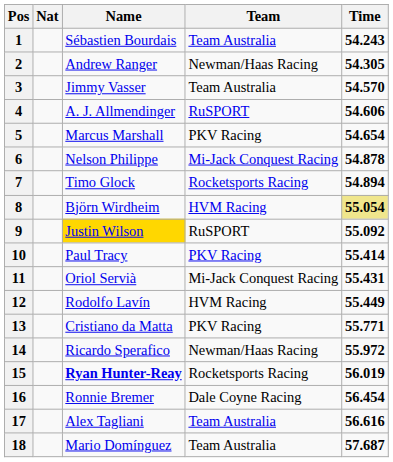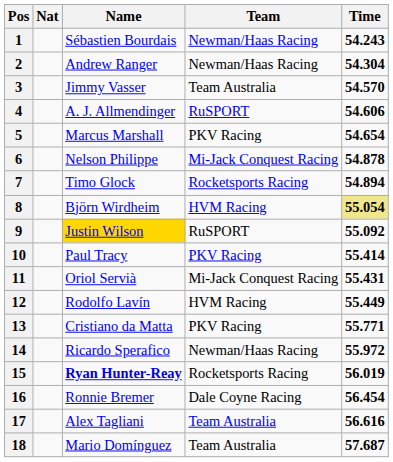(232, 40) Team Australia -> (253, 40) Newman/Haas Racing
(365, 64) 54.305 -> (365, 64) 54.304
